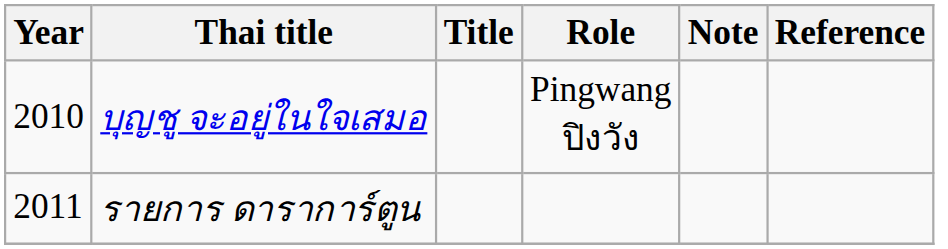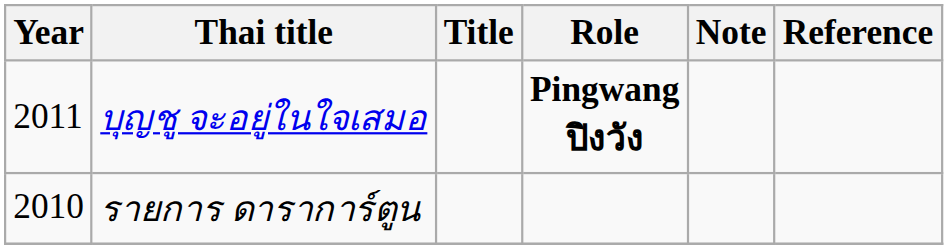(49, 116) 2010 -> (48, 116) 2011
(601, 112) normal -> (605, 112) bold
(48, 207) 2011 -> (49, 207) 2010
